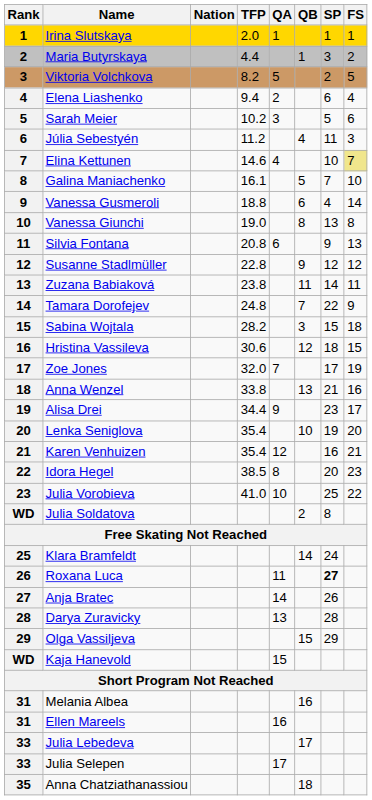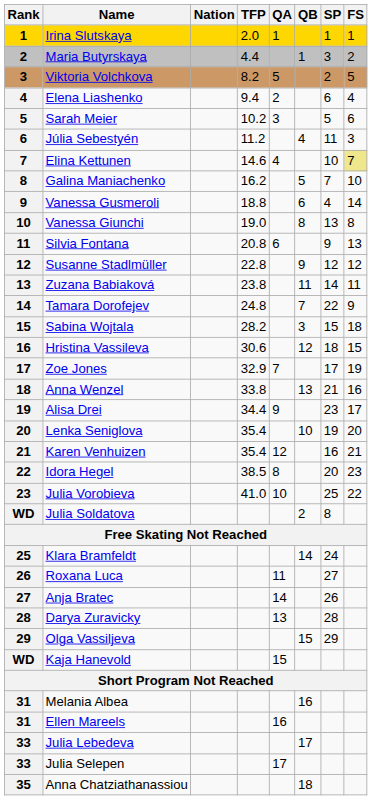(253, 181) 16.1 -> (253, 181) 16.2
(253, 368) 32.0 -> (253, 368) 32.9
(331, 576) bold -> (331, 576) normal
